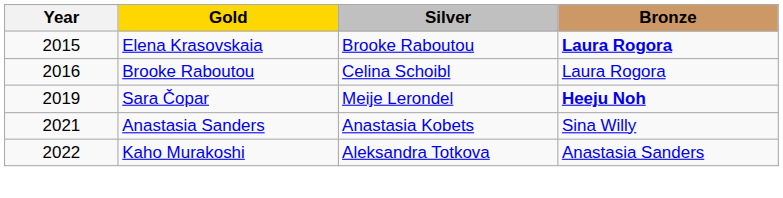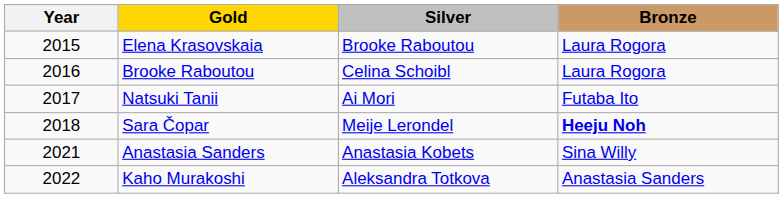(617, 44) bold -> (614, 44) normal
+ row: (170, 98)
(61, 98) 2019 -> (61, 125) 2018
